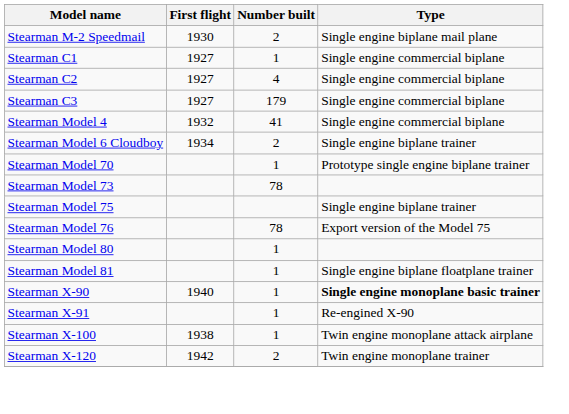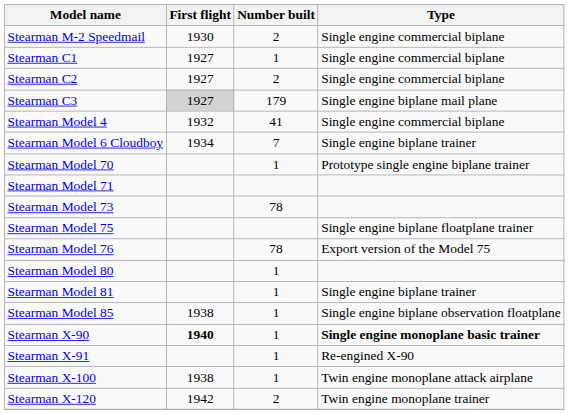(409, 36) Single engine biplane mail plane -> (413, 36) Single engine commercial biplane
(276, 79) 4 -> (276, 79) 2
(200, 100) no background -> (200, 100) lightgrey background
(413, 100) Single engine commercial biplane -> (409, 100) Single engine biplane mail plane
(276, 143) 2 -> (276, 143) 7
+ row: (61, 185)
(399, 206) Single engine biplane trainer -> (427, 228) Single engine biplane floatplane trainer
(427, 270) Single engine biplane floatplane trainer -> (399, 292) Single engine biplane trainer
+ row: (61, 313)
(200, 292) normal -> (200, 334) bold
